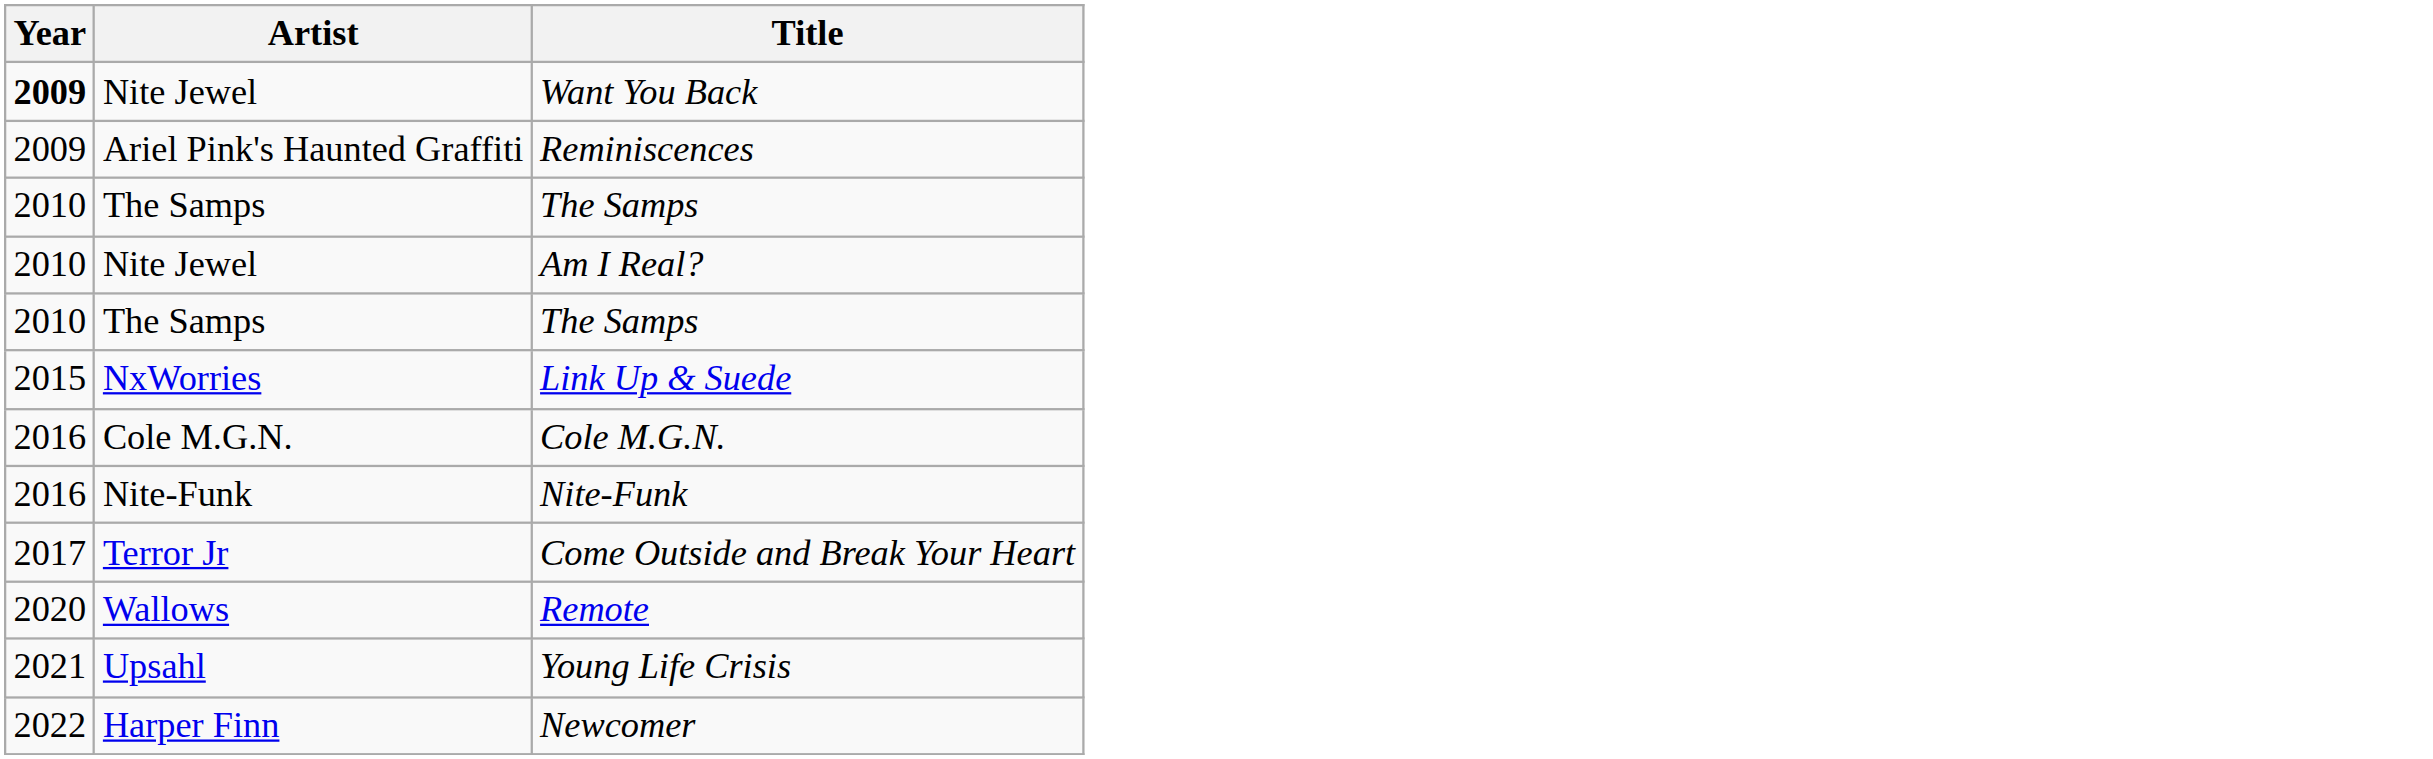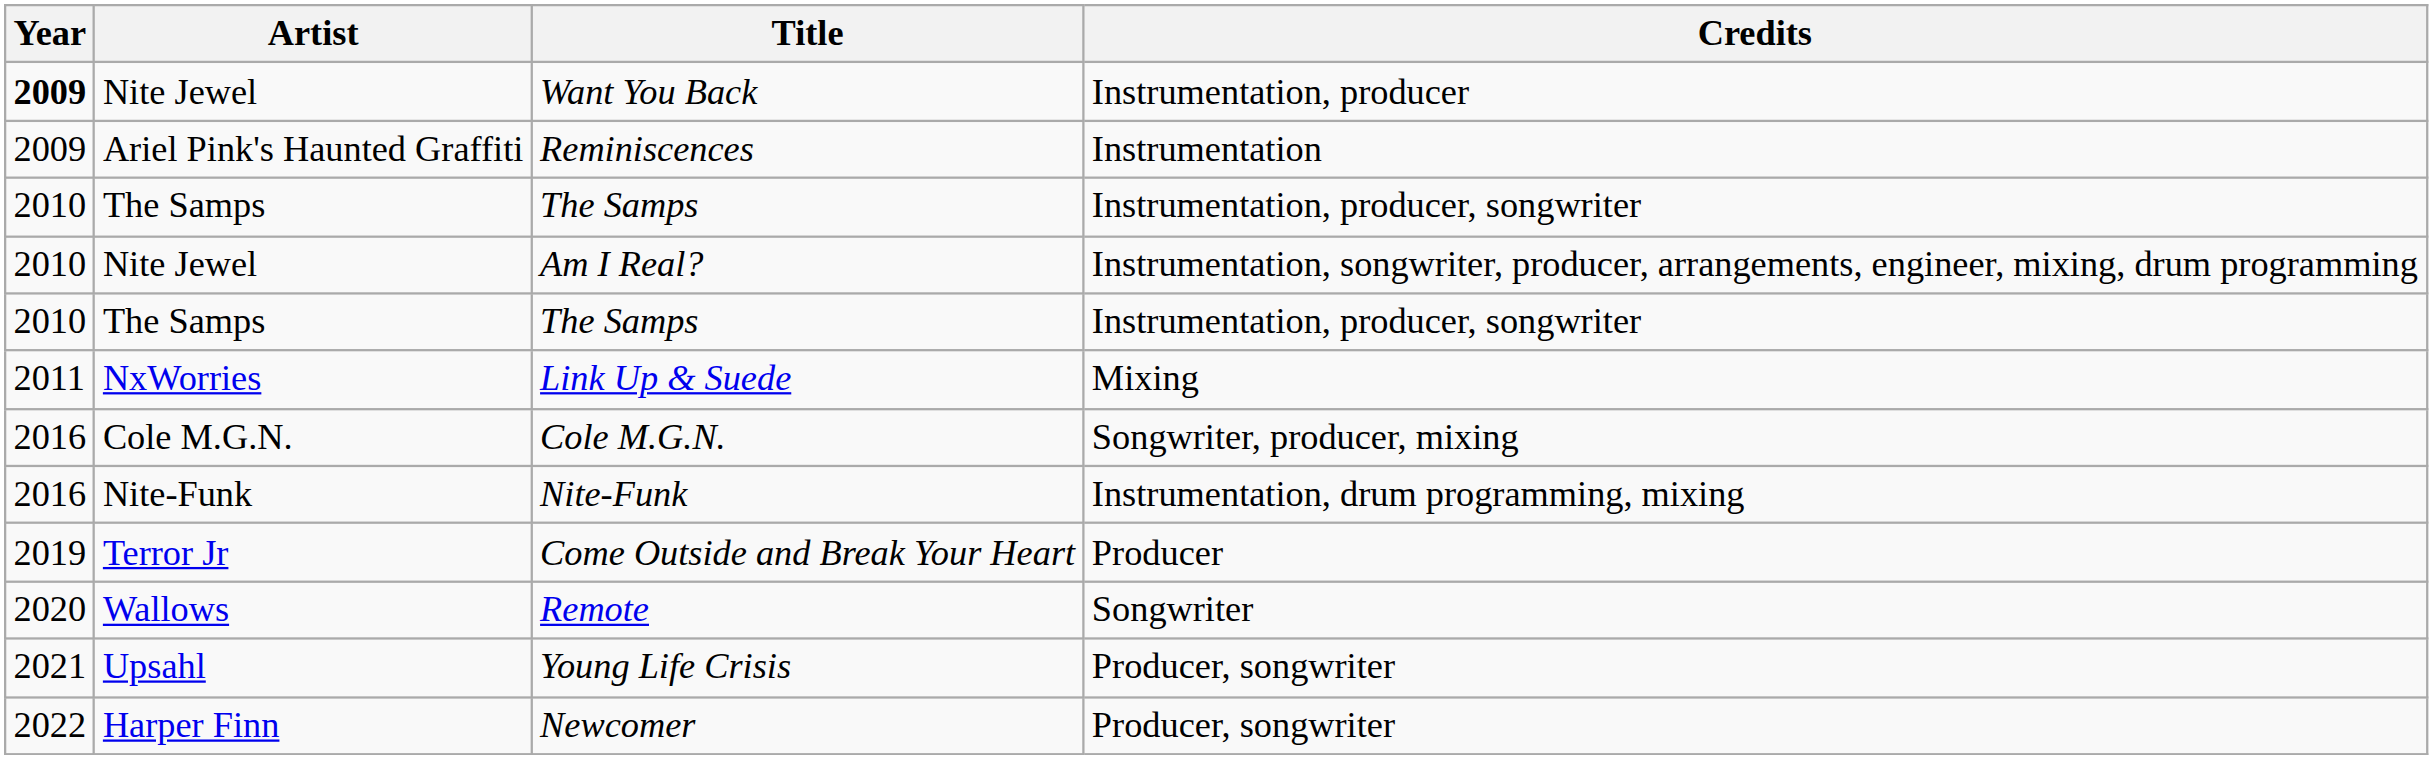+ column: (1755, 33)
(50, 378) 2015 -> (49, 378) 2011
(50, 551) 2017 -> (50, 551) 2019
